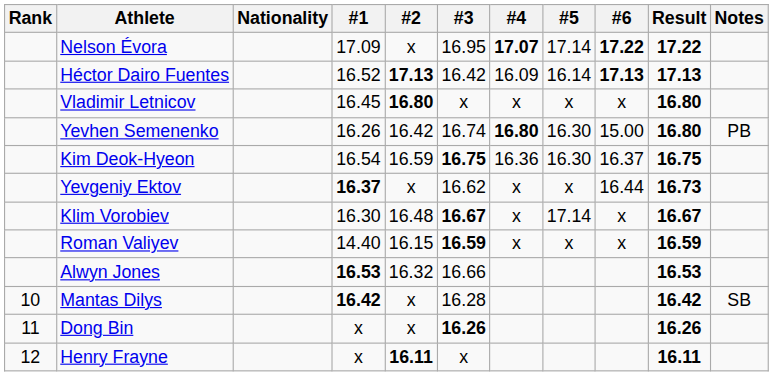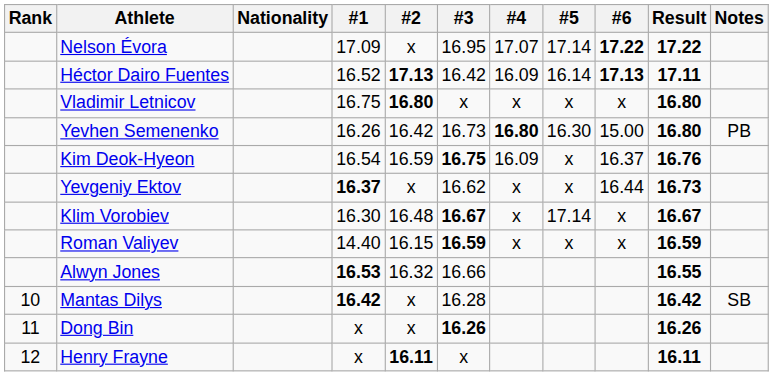(516, 46) bold -> (516, 46) normal
(679, 74) 17.13 -> (679, 74) 17.11
(358, 103) 16.45 -> (358, 103) 16.75
(464, 131) 16.74 -> (464, 131) 16.73
(516, 159) 16.36 -> (516, 159) 16.09
(569, 159) 16.30 -> (569, 159) x
(679, 159) 16.75 -> (679, 159) 16.76
(679, 272) 16.53 -> (679, 272) 16.55
